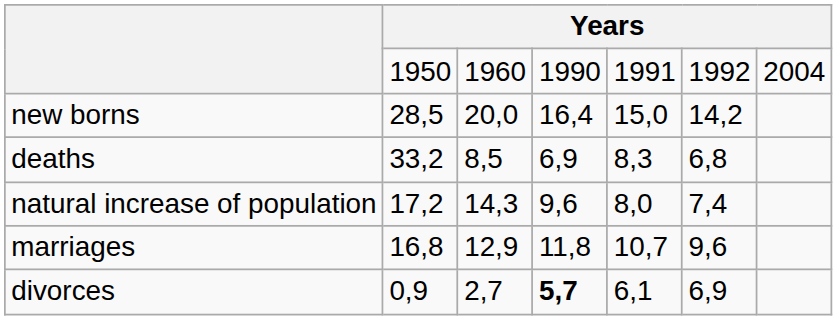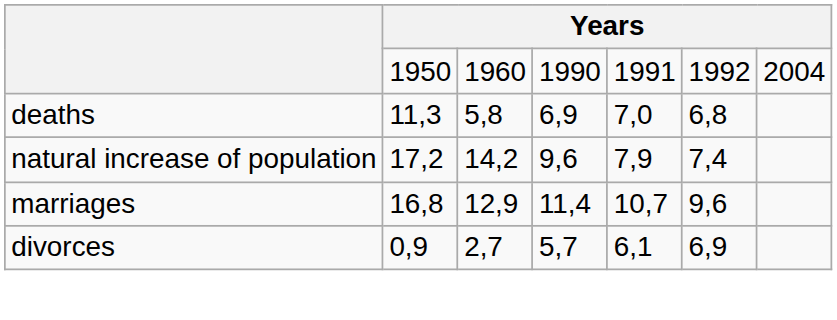- row: (76, 114)
(416, 159) 33,2 -> (415, 114) 11,3
(484, 159) 8,5 -> (484, 114) 5,8
(633, 159) 8,3 -> (633, 114) 7,0
(491, 203) 14,3 -> (491, 159) 14,2
(633, 203) 8,0 -> (633, 159) 7,9
(565, 247) 11,8 -> (565, 203) 11,4
(558, 291) bold -> (558, 247) normal
